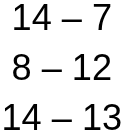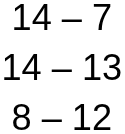rows swapped: (62, 68) <-> (62, 117)
